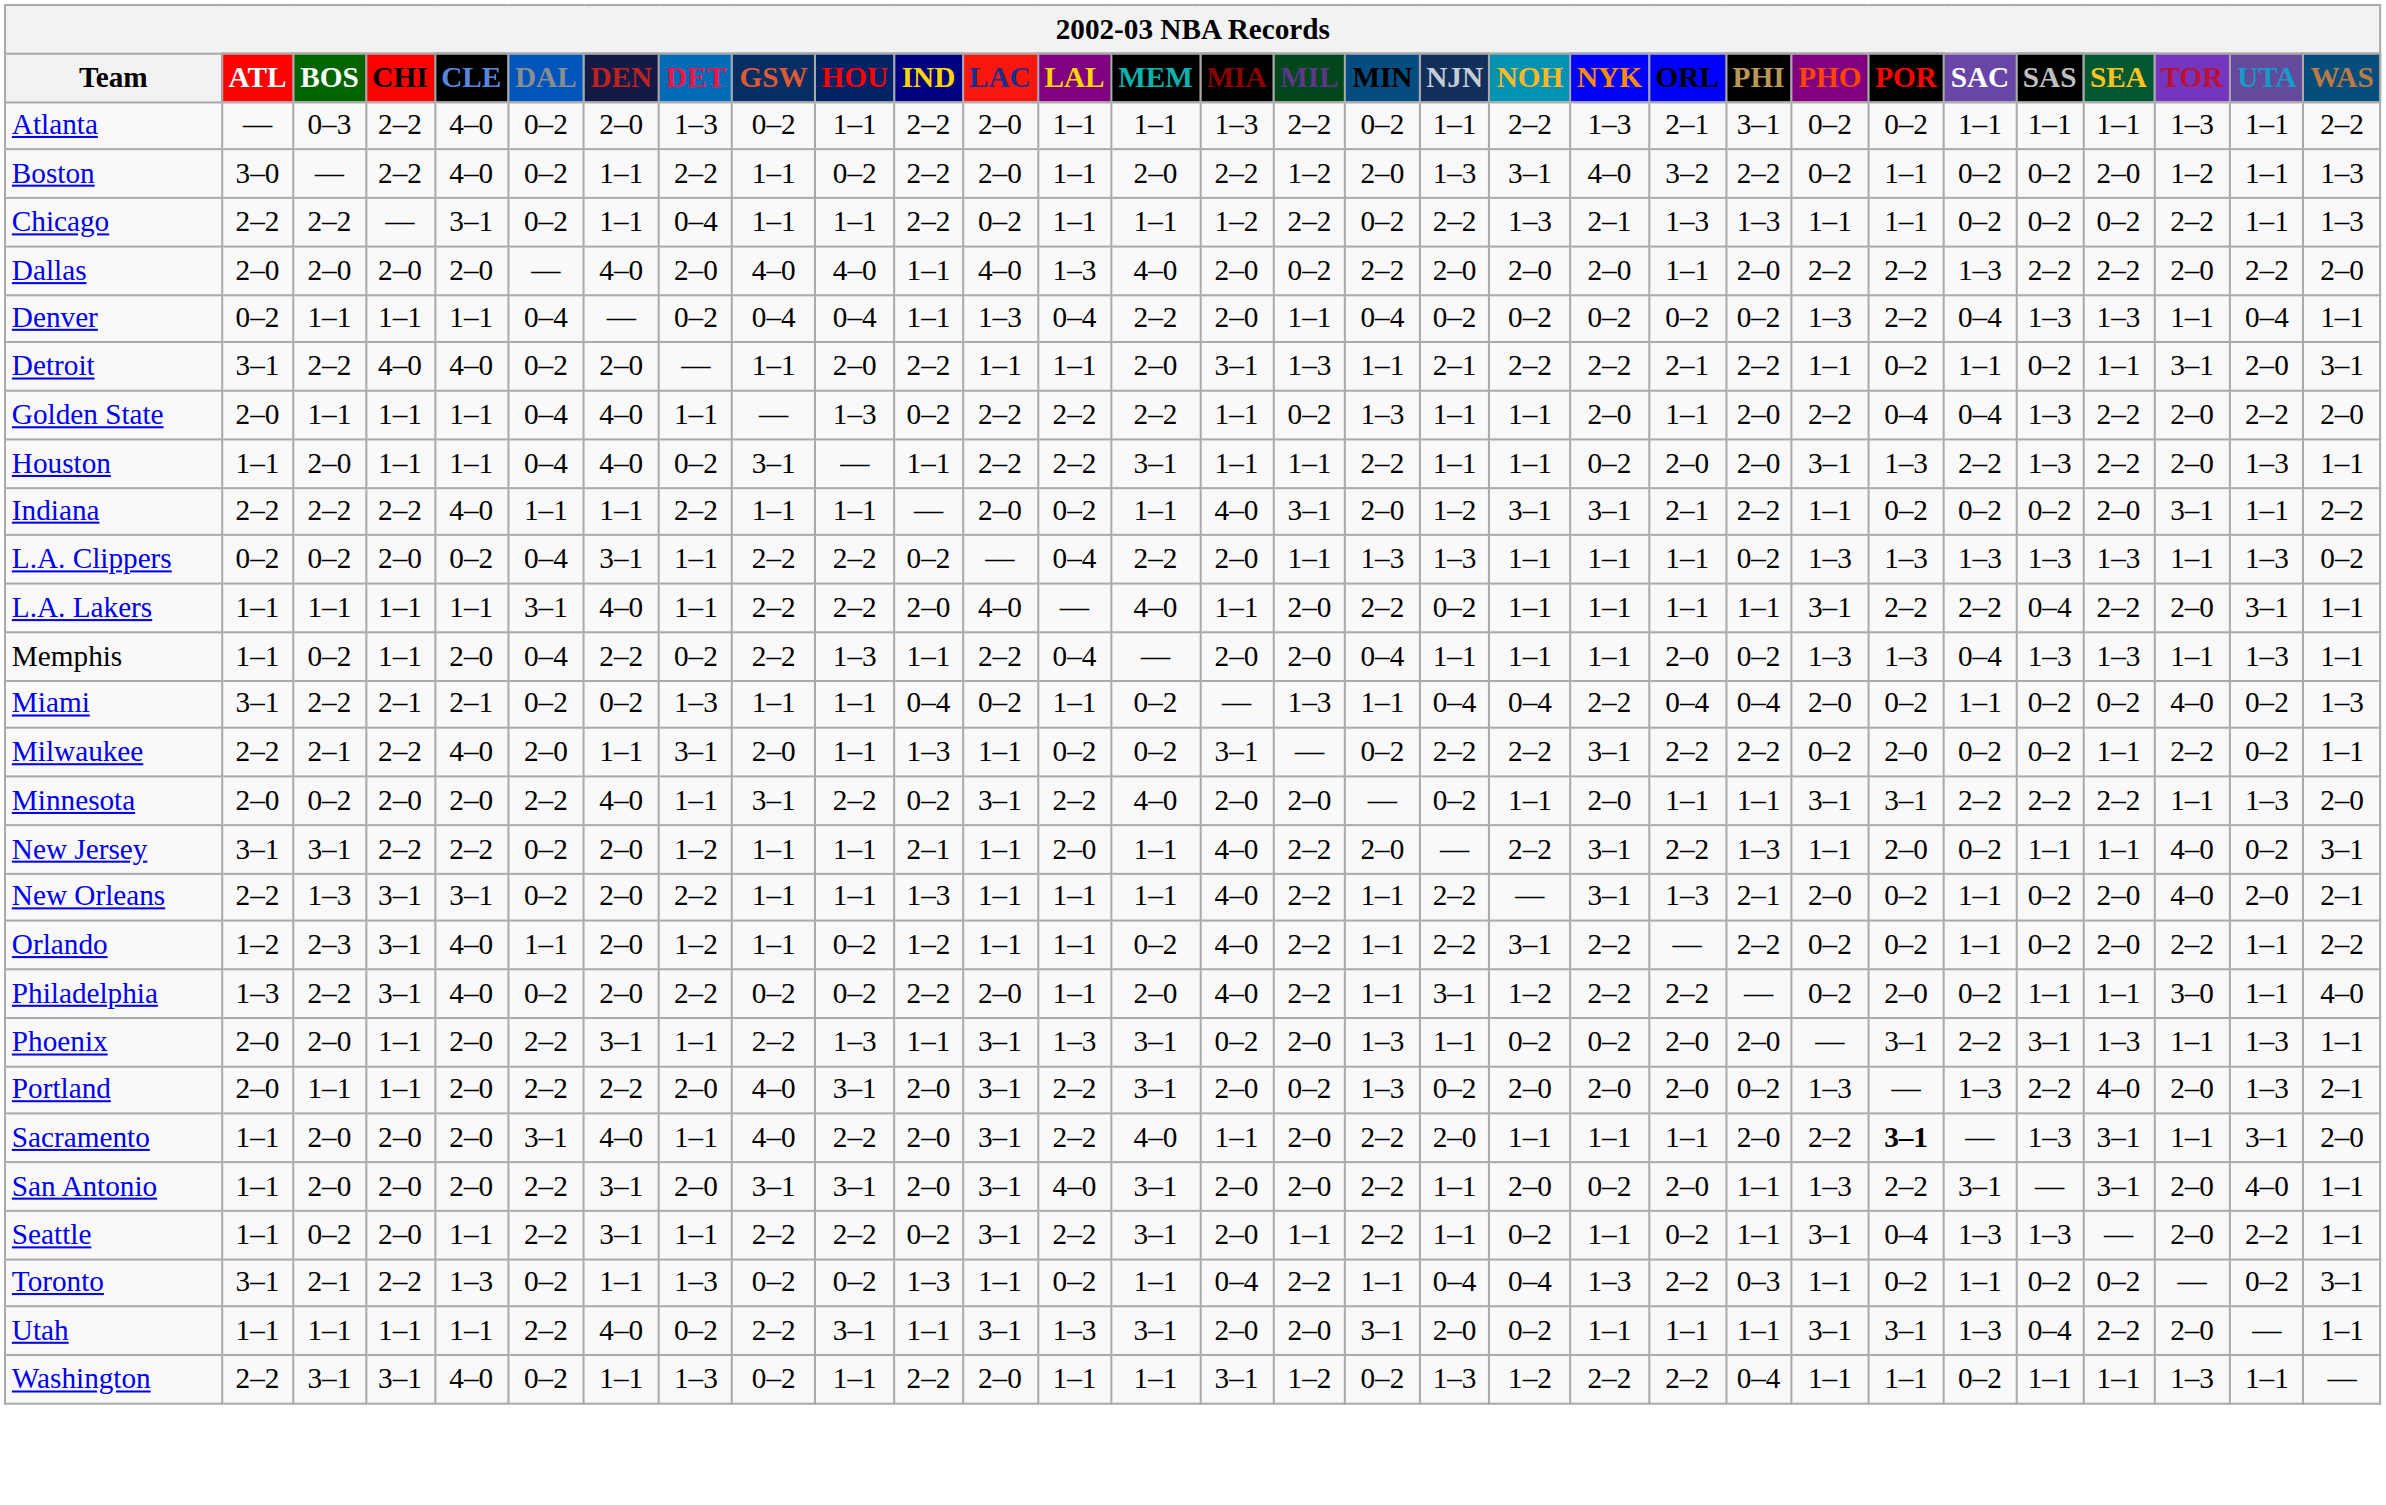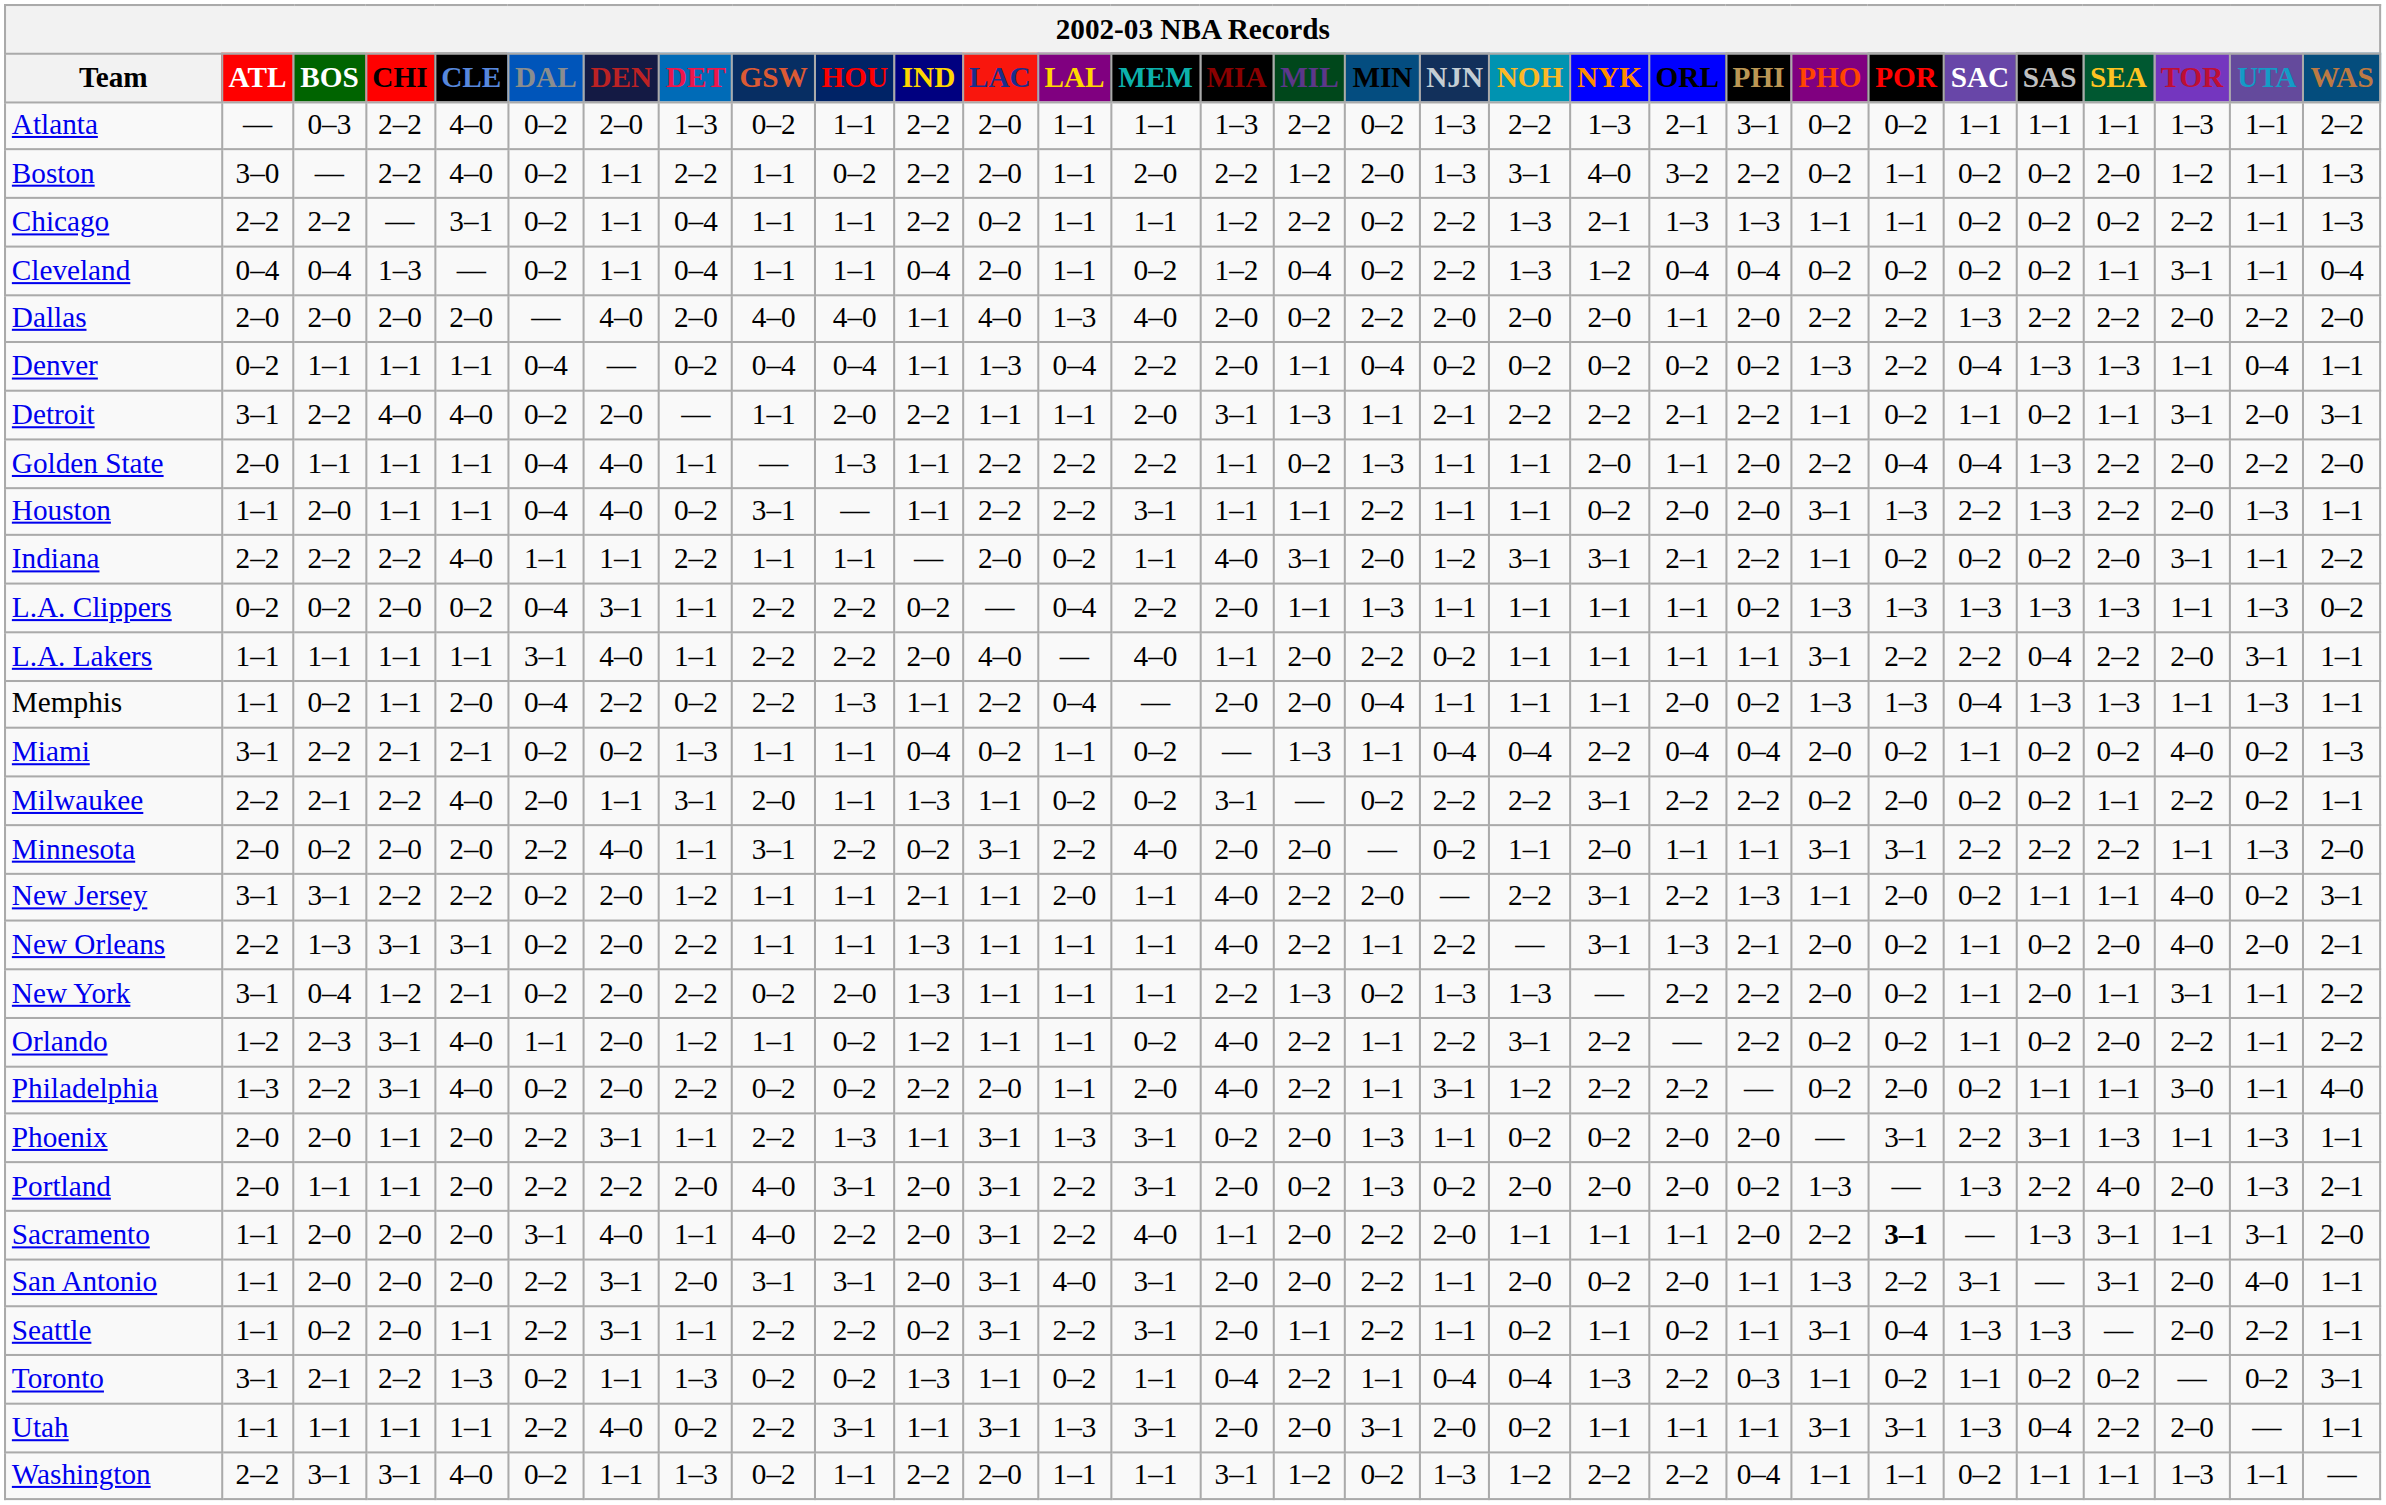(1455, 125) 1–1 -> (1455, 125) 1–3
+ row: (71, 270)
(929, 414) 0–2 -> (929, 462) 1–1
(1455, 559) 1–3 -> (1455, 607) 1–1
+ row: (71, 993)
